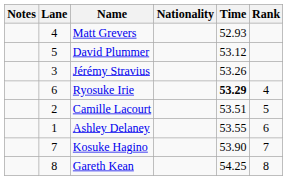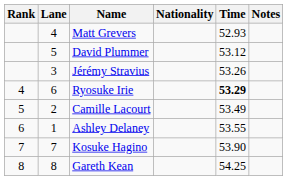columns swapped: (266, 14) <-> (21, 14)
(233, 109) 53.51 -> (232, 109) 53.49
